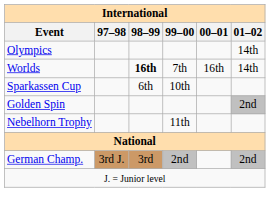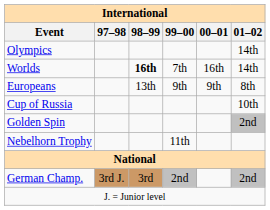+ row: (31, 86)
+ row: (40, 104)
- row: (44, 86)
